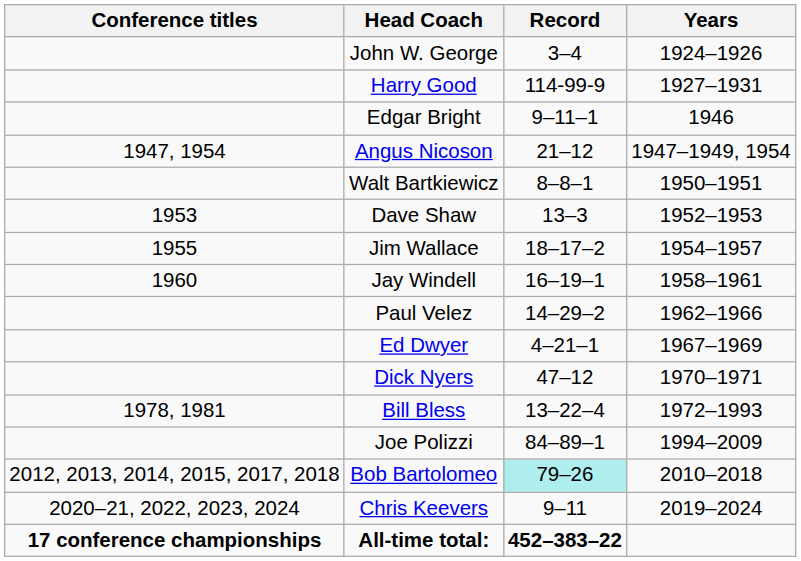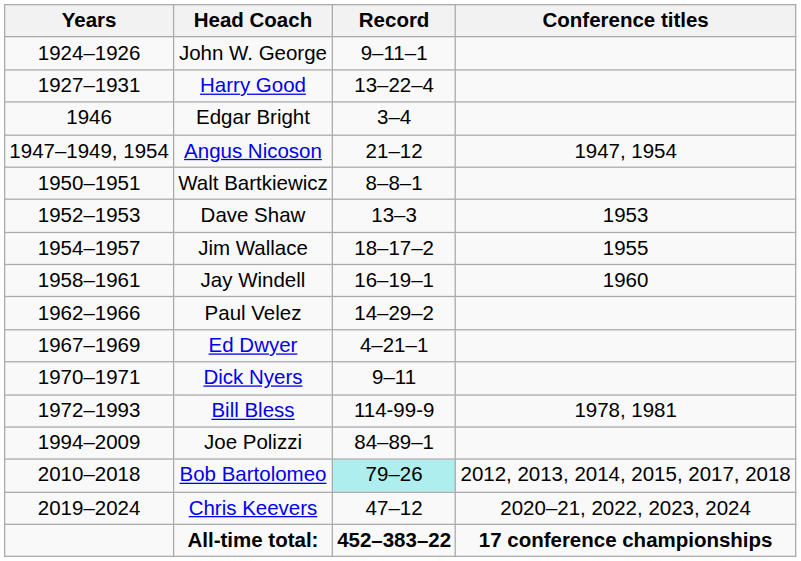columns swapped: (711, 20) <-> (174, 20)
(565, 53) 3–4 -> (394, 53) 9–11–1
(565, 85) 114-99-9 -> (394, 85) 13–22–4
(565, 118) 9–11–1 -> (394, 118) 3–4
(565, 378) 47–12 -> (394, 378) 9–11
(565, 410) 13–22–4 -> (394, 410) 114-99-9
(565, 507) 9–11 -> (394, 507) 47–12
